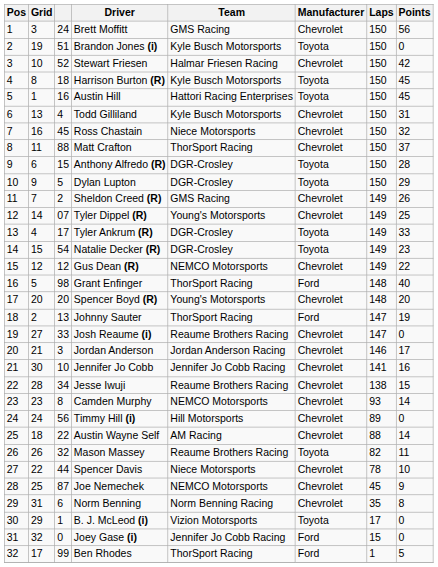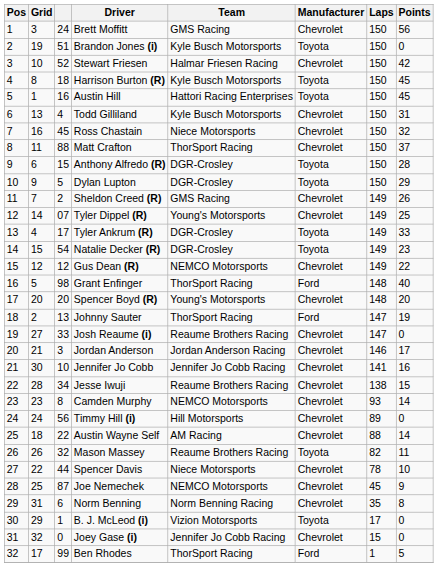(309, 537) Ford -> (320, 537) Chevrolet
